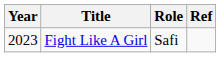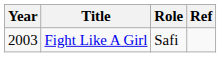(23, 39) 2023 -> (23, 39) 2003
